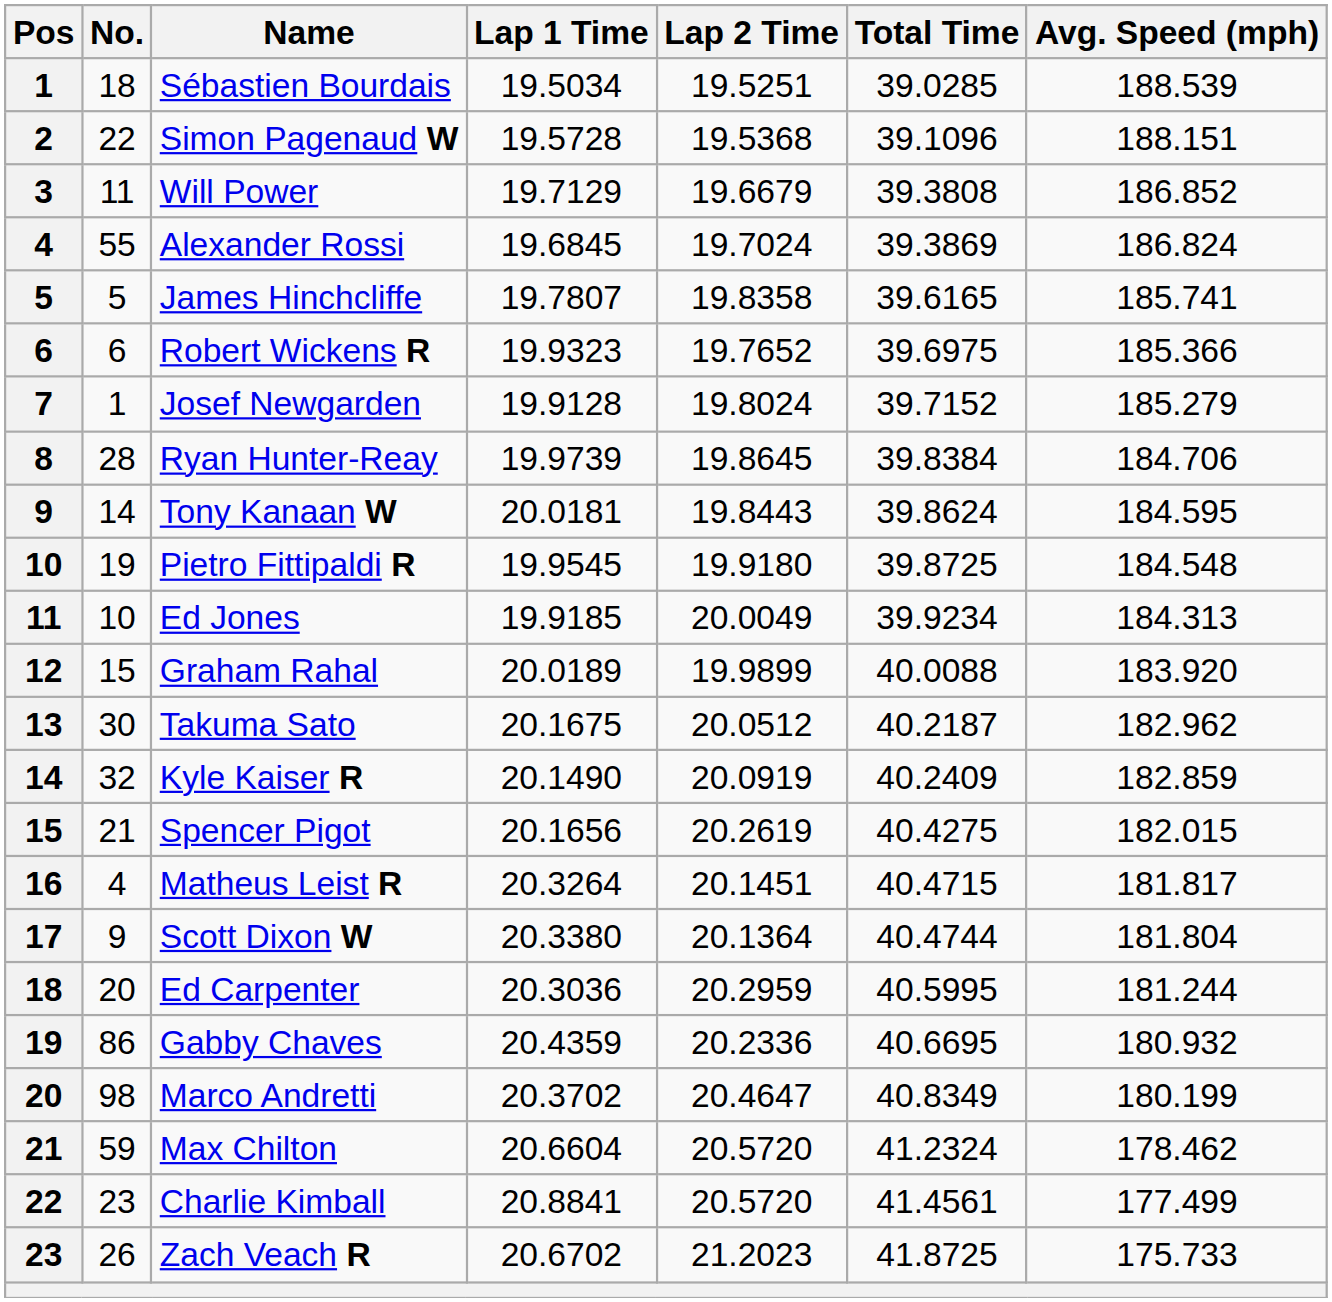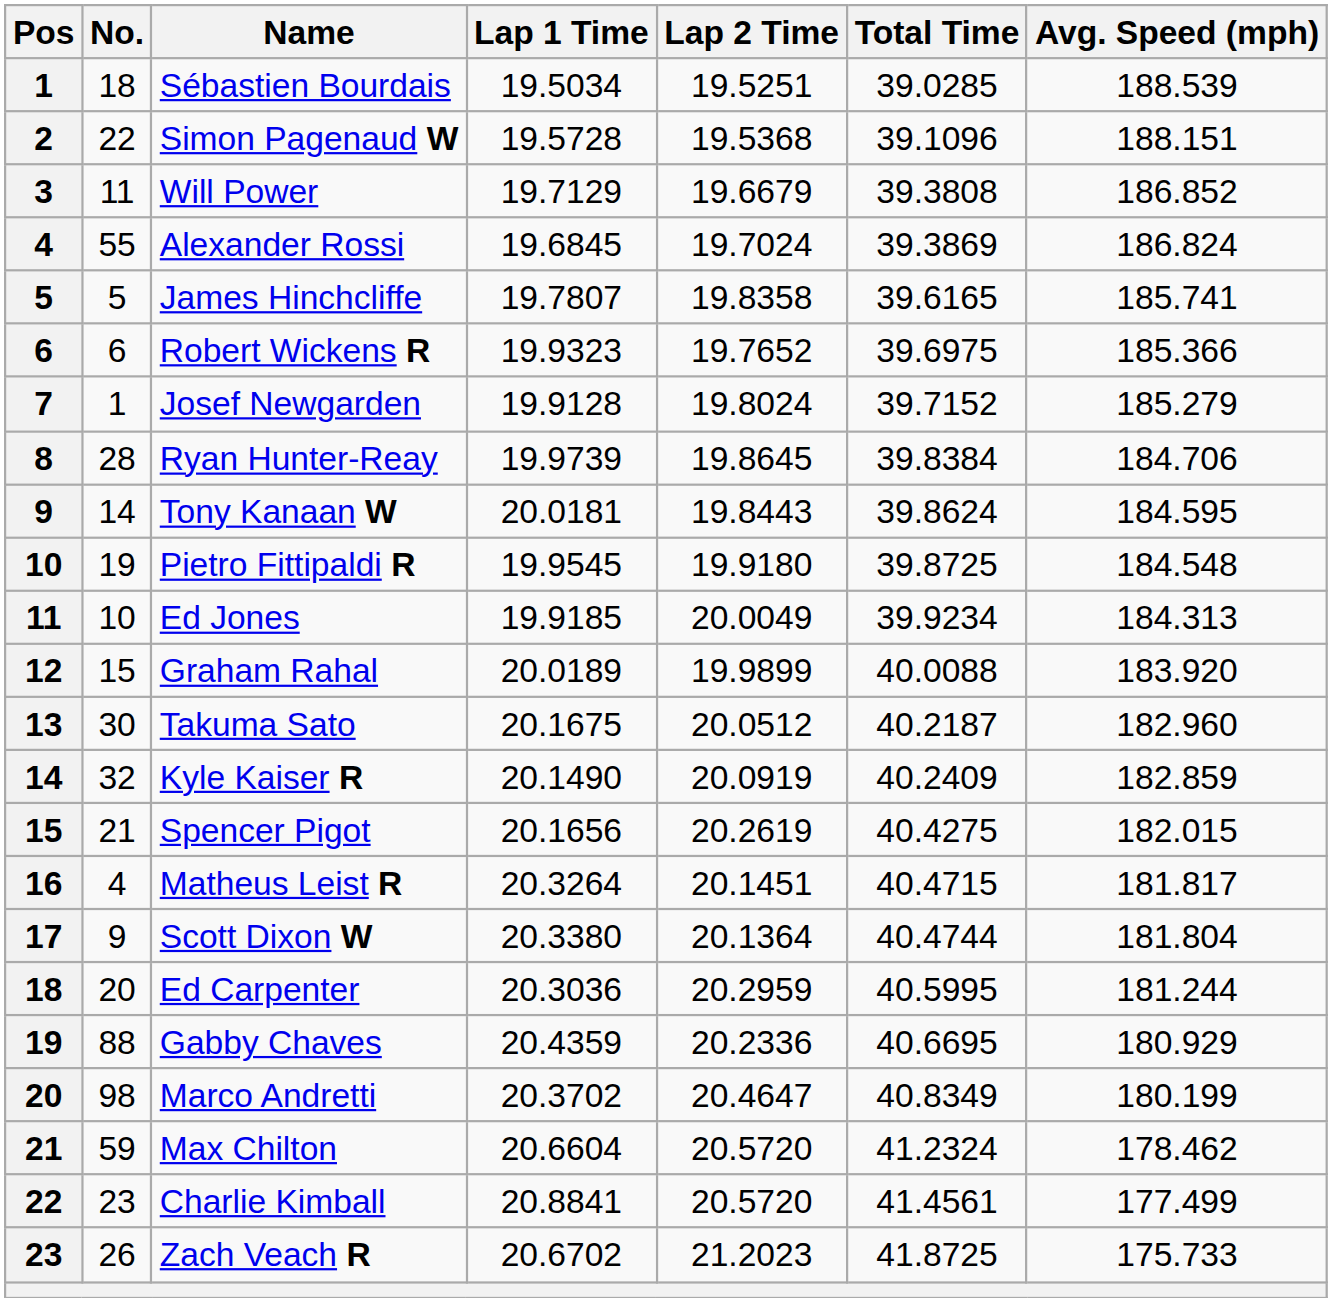(1177, 723) 182.962 -> (1177, 723) 182.960
(117, 1042) 86 -> (117, 1042) 88
(1177, 1042) 180.932 -> (1177, 1042) 180.929
